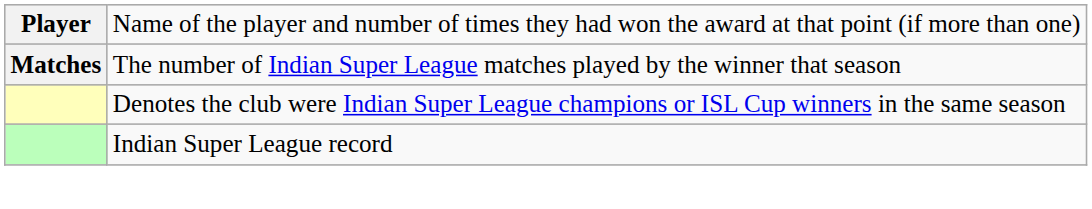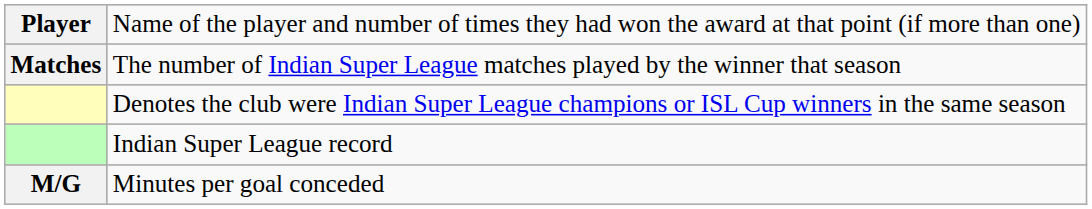+ row: (249, 183)
